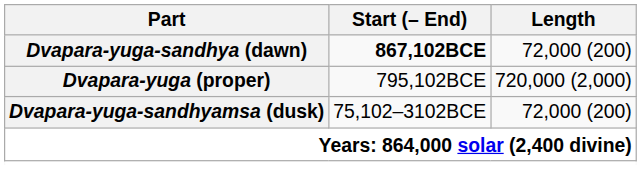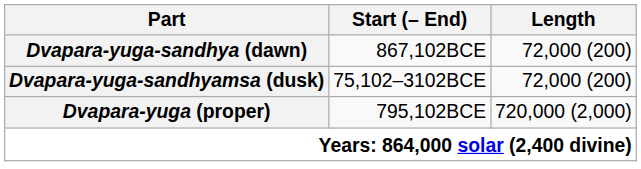(431, 50) bold -> (431, 50) normal
rows swapped: (167, 81) <-> (167, 111)
